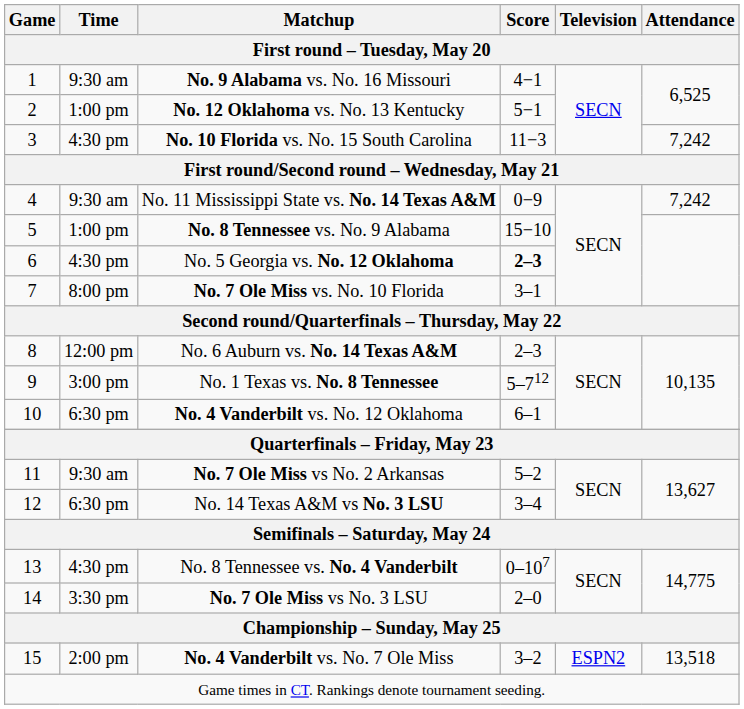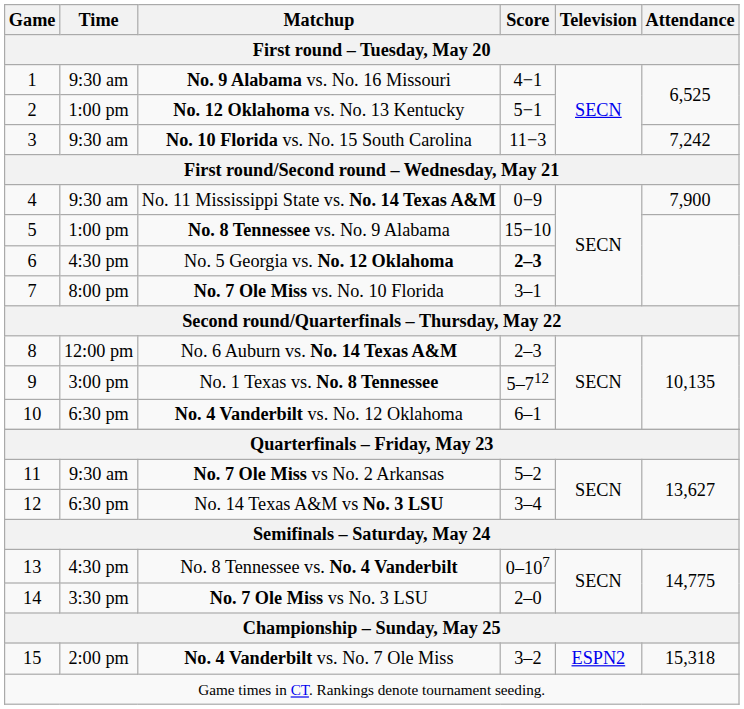(99, 140) 4:30 pm -> (99, 140) 9:30 am
(690, 200) 7,242 -> (690, 200) 7,900
(690, 658) 13,518 -> (690, 658) 15,318
